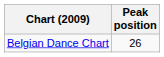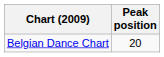(135, 43) 26 -> (135, 43) 20
